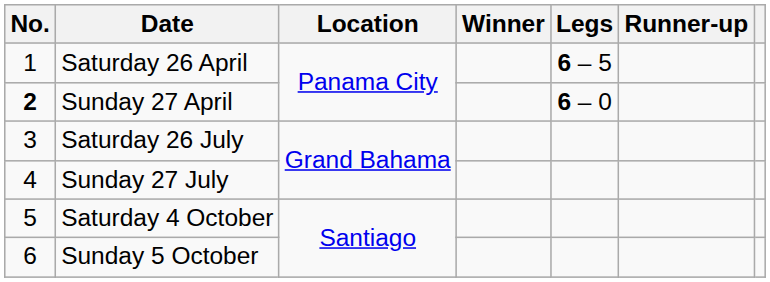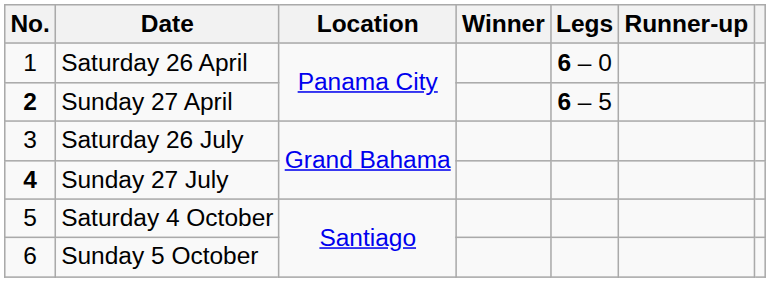(585, 62) 6 – 5 -> (585, 62) 6 – 0
(585, 101) 6 – 0 -> (585, 101) 6 – 5
(30, 179) normal -> (30, 179) bold
